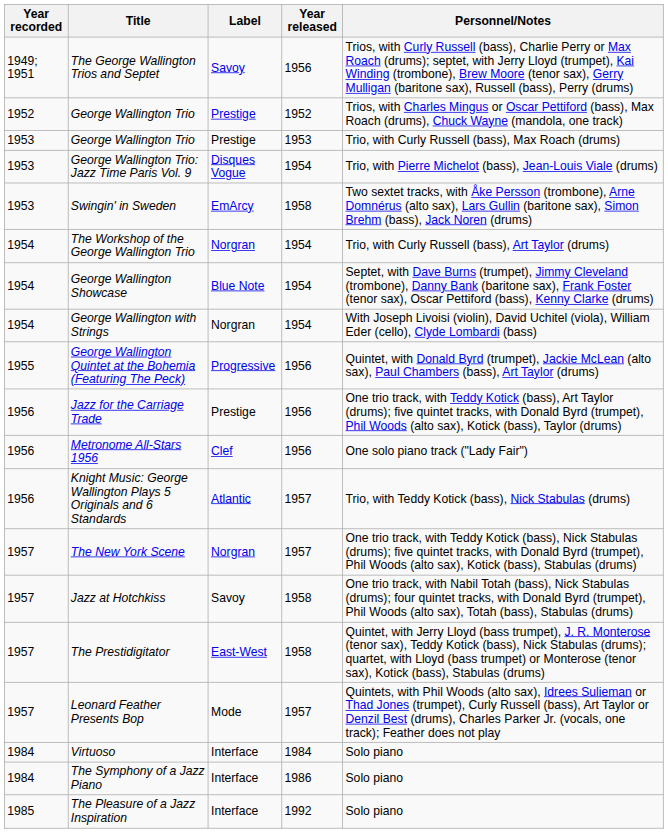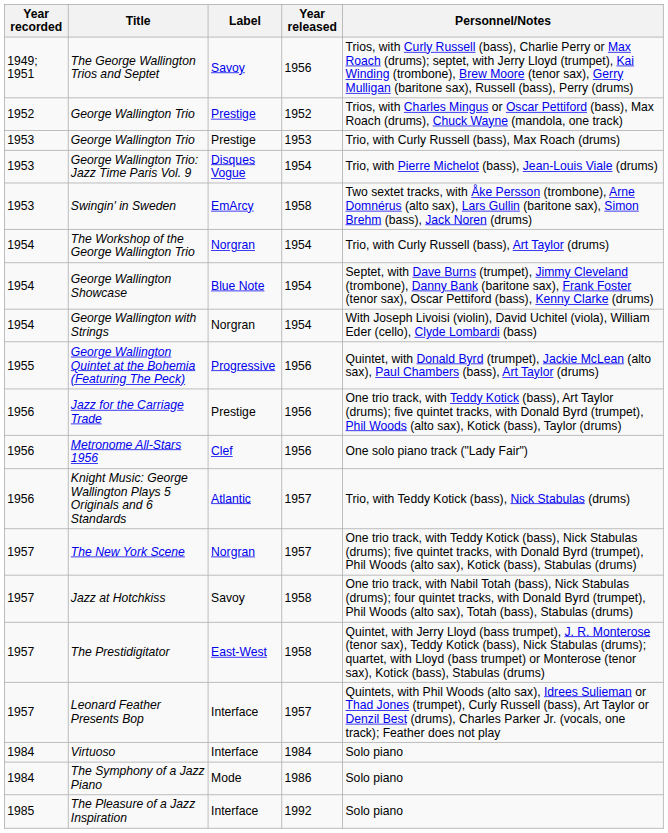(226, 712) Mode -> (235, 712) Interface
(235, 778) Interface -> (226, 778) Mode
